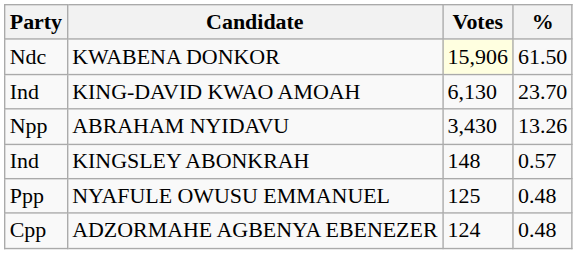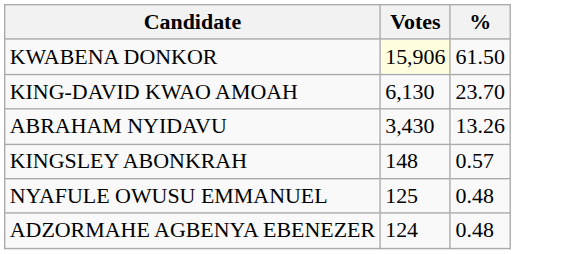- column: (36, 21)
